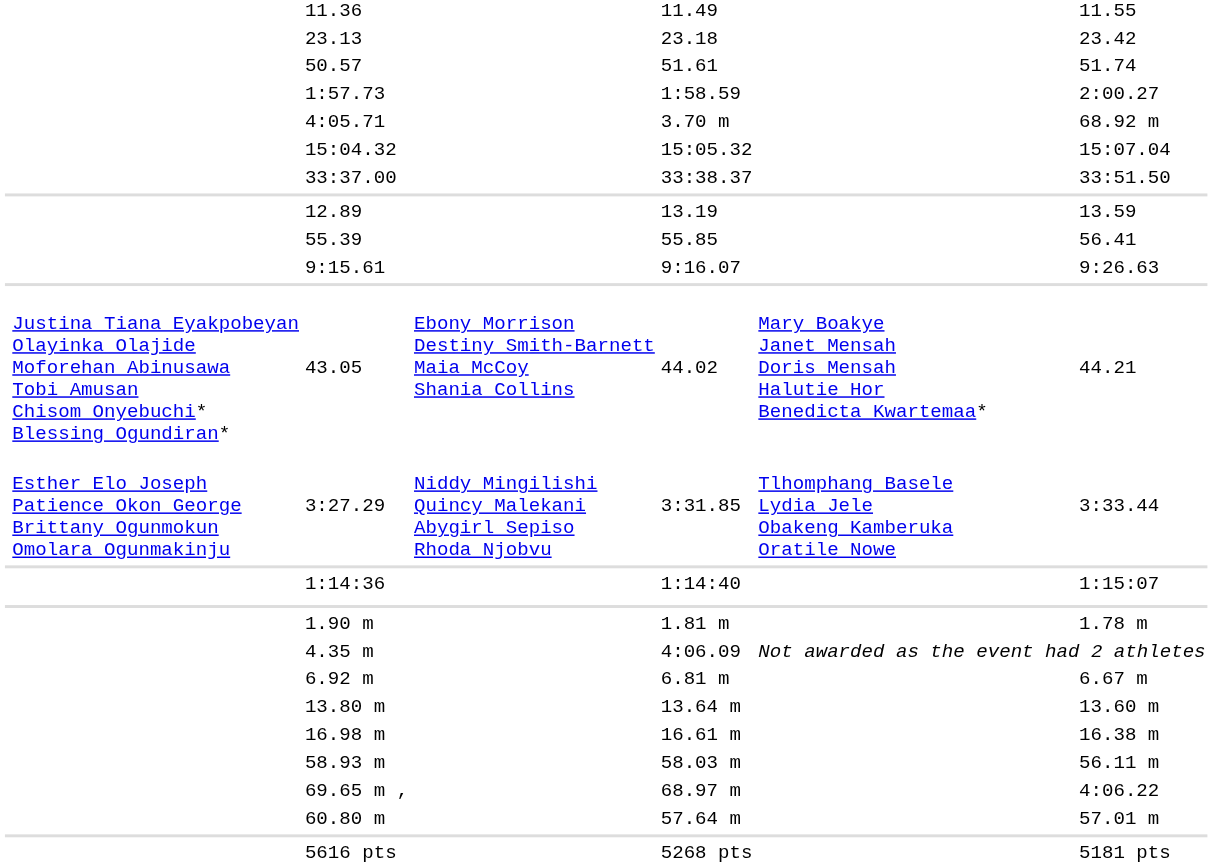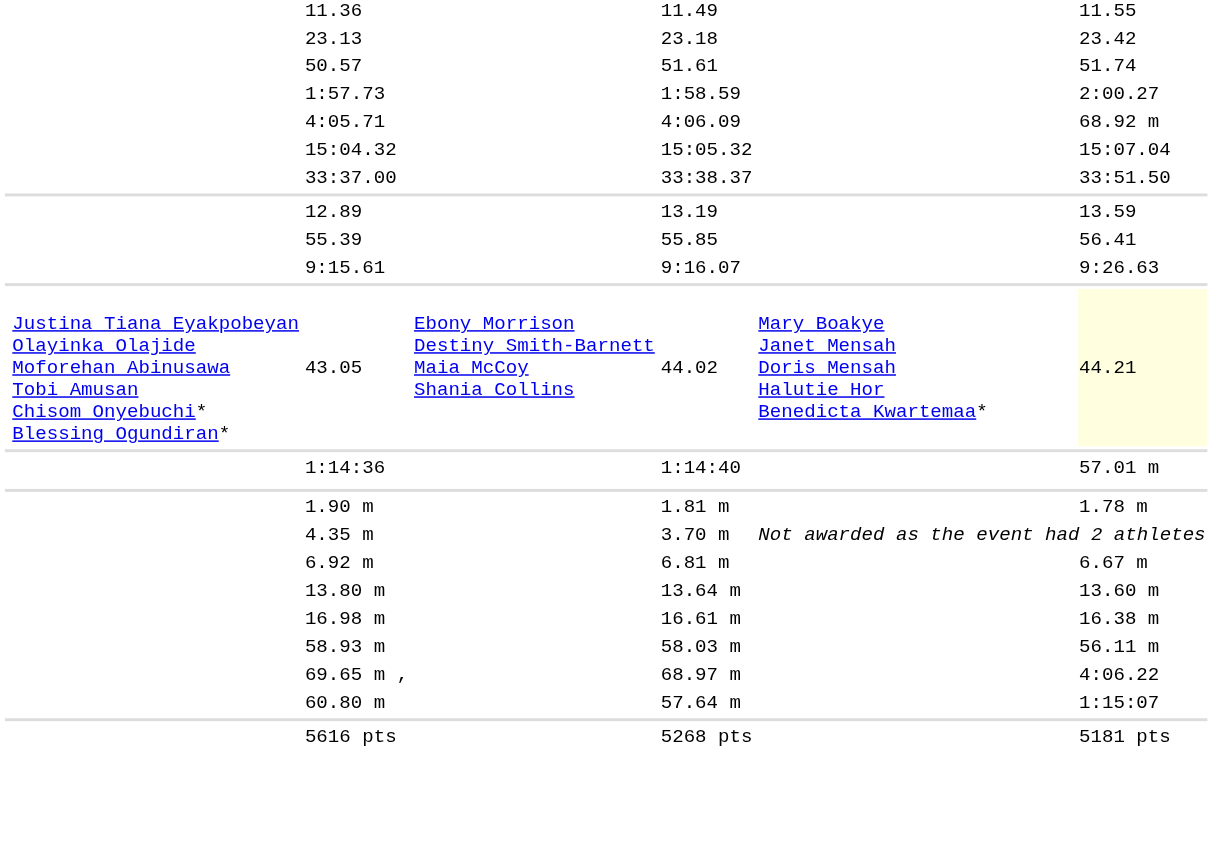(695, 122) 3.70 m -> (701, 122) 4:06.09
(1108, 368) no background -> (1108, 368) lightyellow background
- row: (127, 517)
(1119, 584) 1:15:07 -> (1119, 468) 57.01 m
(701, 651) 4:06.09 -> (695, 535) 3.70 m
(1119, 819) 57.01 m -> (1119, 703) 1:15:07
